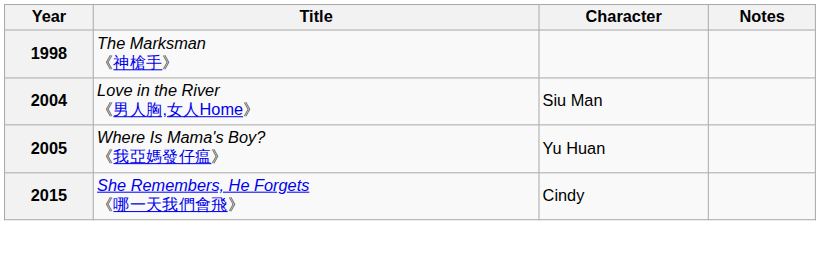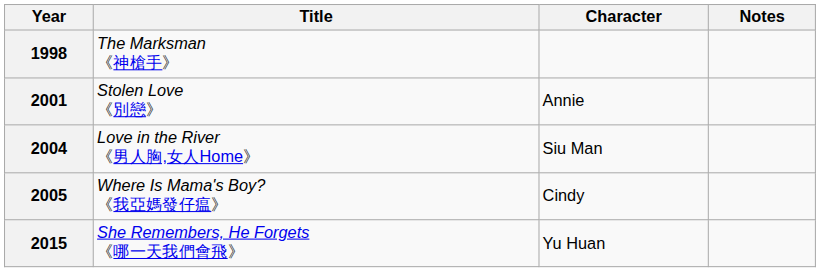+ row: (49, 101)
(574, 148) Yu Huan -> (563, 195) Cindy
(563, 195) Cindy -> (574, 243) Yu Huan
